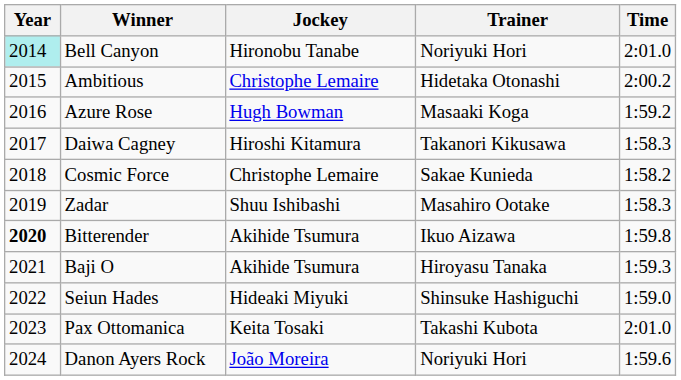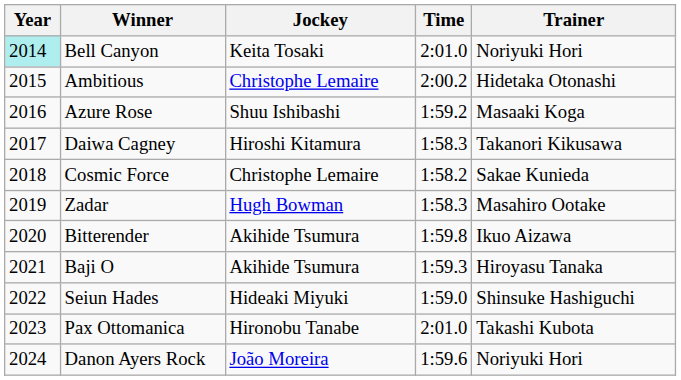columns swapped: (518, 20) <-> (648, 20)
(294, 51) Hironobu Tanabe -> (277, 51) Keita Tosaki
(286, 112) Hugh Bowman -> (285, 112) Shuu Ishibashi
(285, 205) Shuu Ishibashi -> (286, 205) Hugh Bowman
(28, 236) bold -> (28, 236) normal
(277, 329) Keita Tosaki -> (294, 329) Hironobu Tanabe
